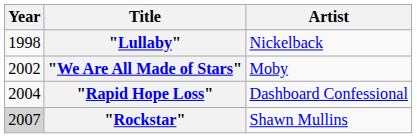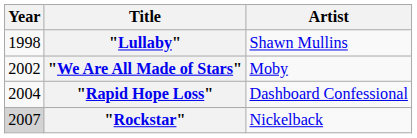(286, 42) Nickelback -> (299, 42) Shawn Mullins
(299, 119) Shawn Mullins -> (286, 119) Nickelback
